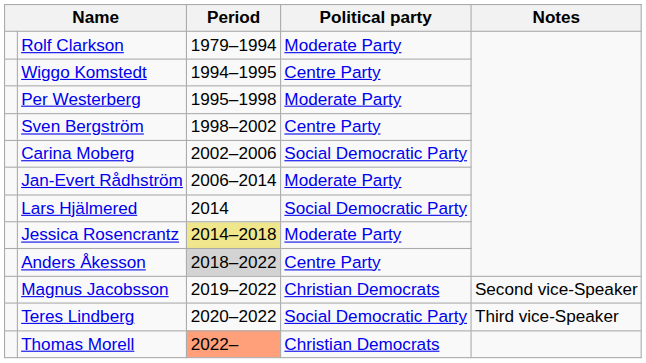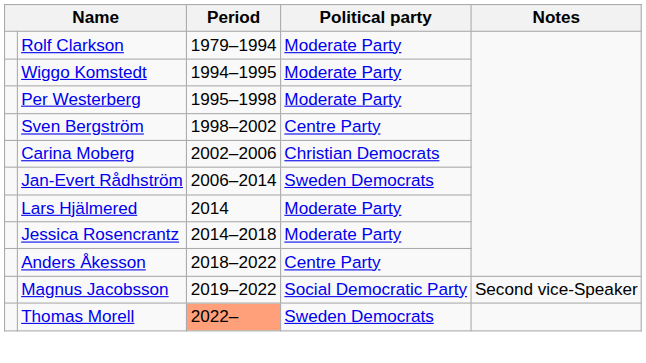(332, 72) Centre Party -> (343, 72) Moderate Party
(376, 153) Social Democratic Party -> (362, 153) Christian Democrats
(343, 180) Moderate Party -> (359, 180) Sweden Democrats
(376, 208) Social Democratic Party -> (343, 208) Moderate Party
(234, 235) khaki background -> (234, 235) no background
(234, 262) lightgrey background -> (234, 262) no background
(362, 289) Christian Democrats -> (376, 289) Social Democratic Party
- row: (78, 316)
(362, 343) Christian Democrats -> (359, 316) Sweden Democrats
